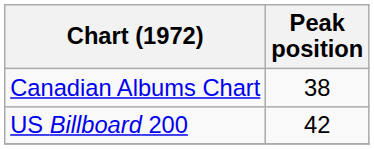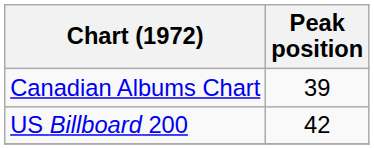(317, 87) 38 -> (317, 87) 39
